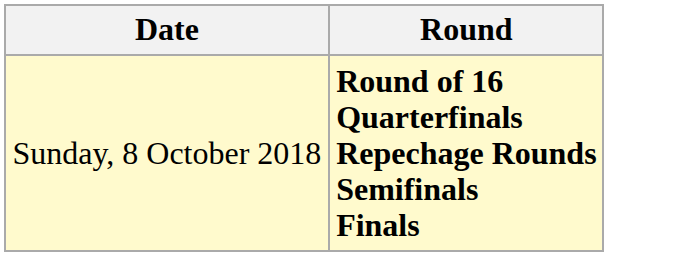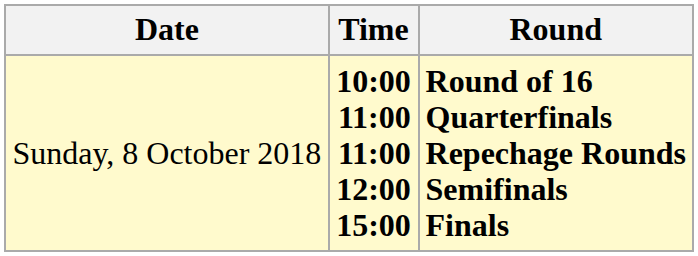+ column: (373, 29)
